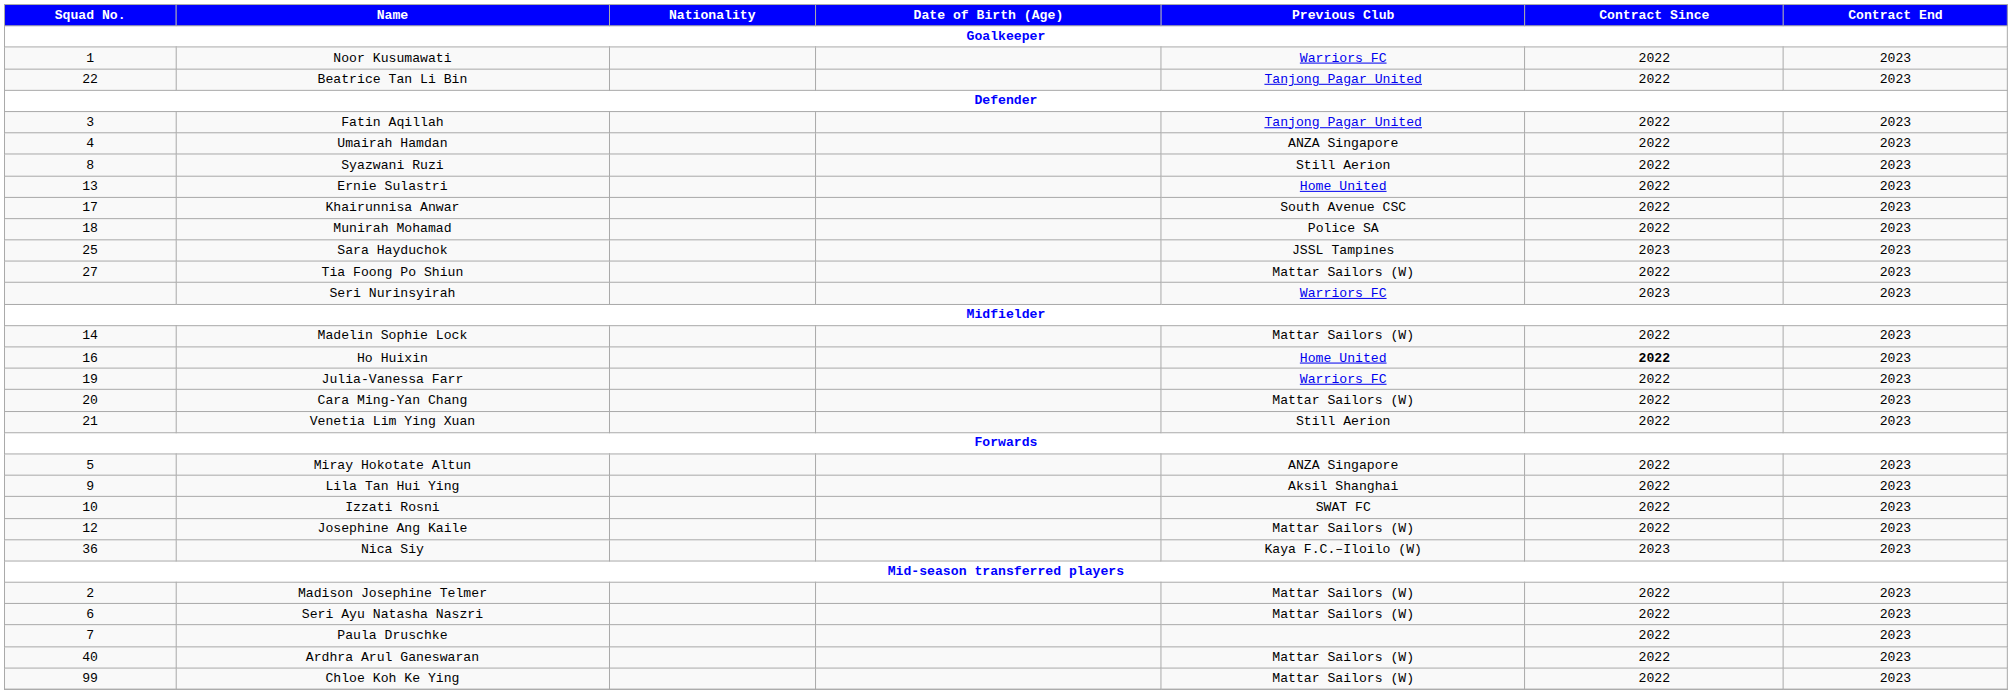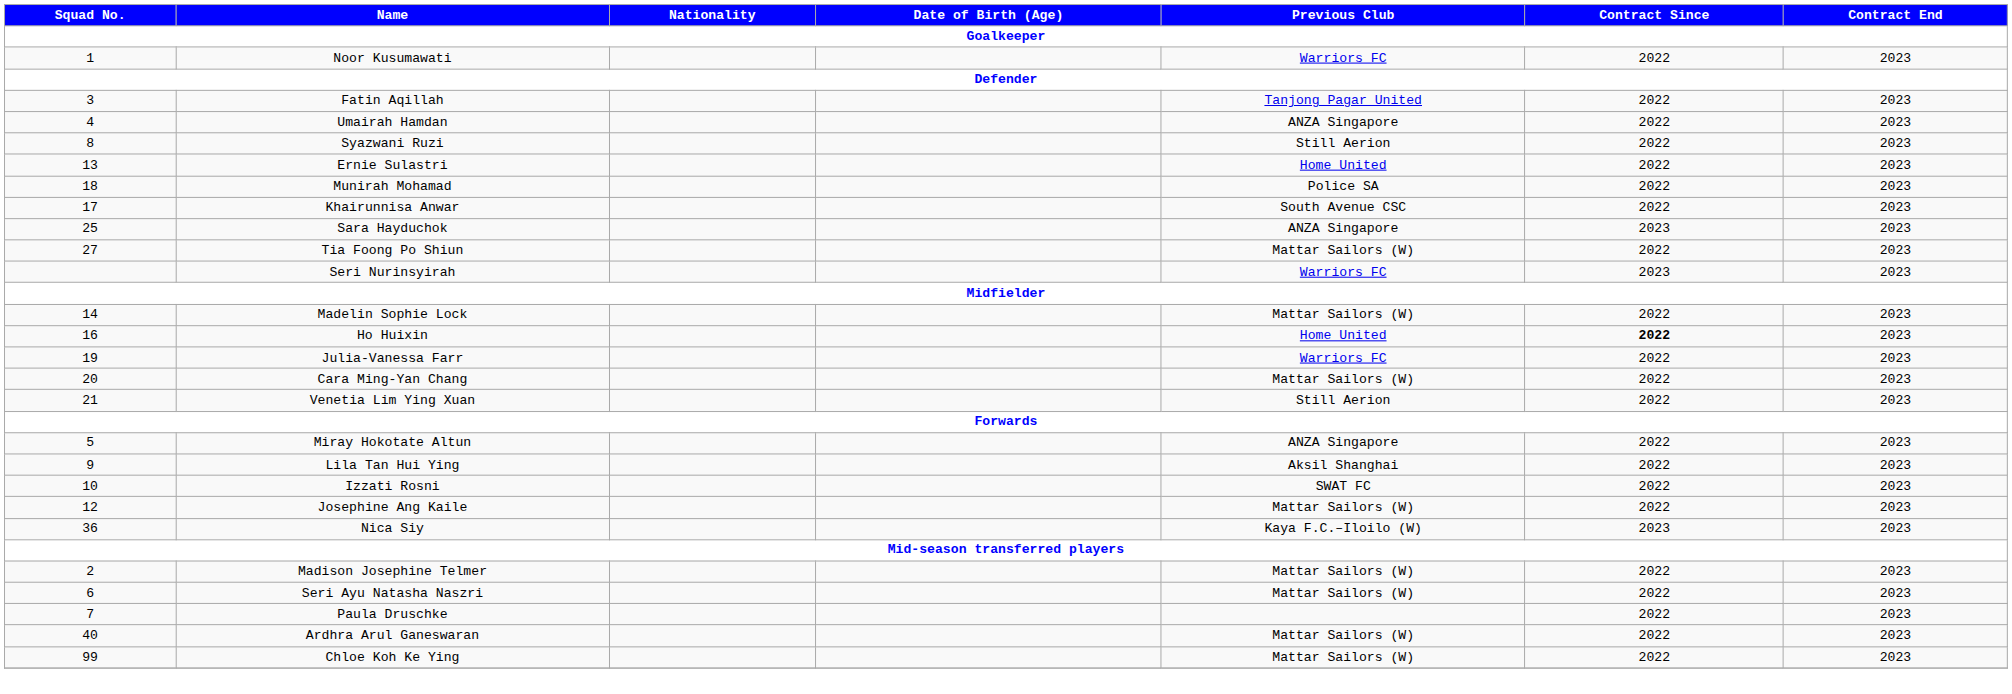- row: (392, 79)
rows swapped: (392, 208) <-> (392, 229)
(1343, 251) JSSL Tampines -> (1343, 229) ANZA Singapore
